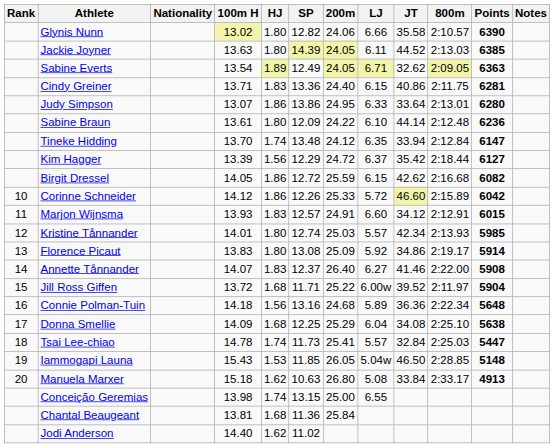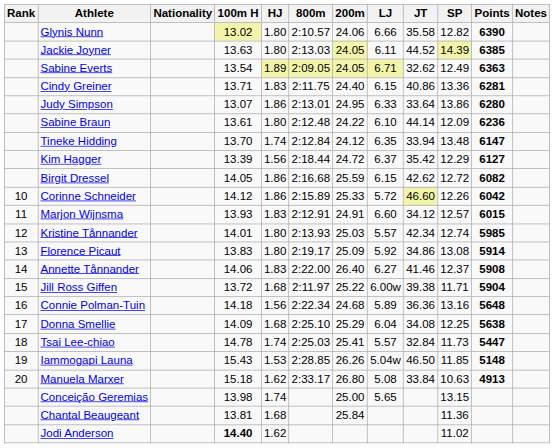columns swapped: (306, 13) <-> (450, 13)
(238, 269) 14.07 -> (238, 269) 14.06
(411, 287) 39.52 -> (421, 287) 39.38
(340, 360) 26.05 -> (350, 360) 26.26
(376, 397) 6.55 -> (386, 397) 5.65
(238, 433) normal -> (238, 433) bold
